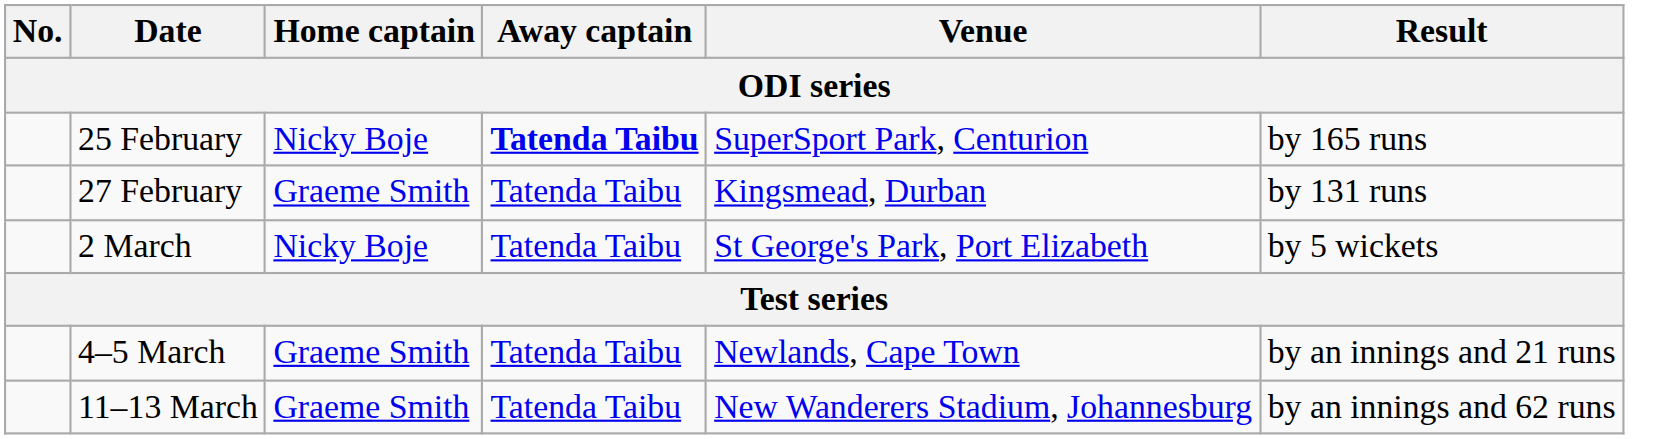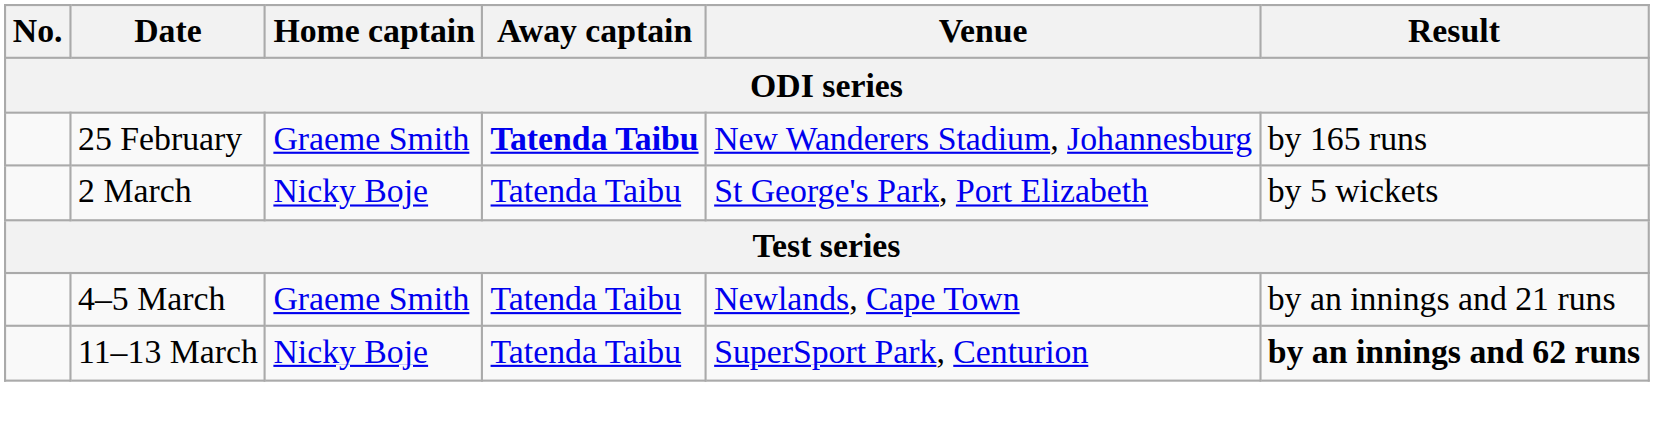(351, 138) Nicky Boje -> (371, 138) Graeme Smith
(901, 138) SuperSport Park, Centurion -> (983, 138) New Wanderers Stadium, Johannesburg
- row: (160, 191)
(371, 406) Graeme Smith -> (351, 352) Nicky Boje
(983, 406) New Wanderers Stadium, Johannesburg -> (901, 352) SuperSport Park, Centurion
(1442, 406) normal -> (1454, 352) bold
